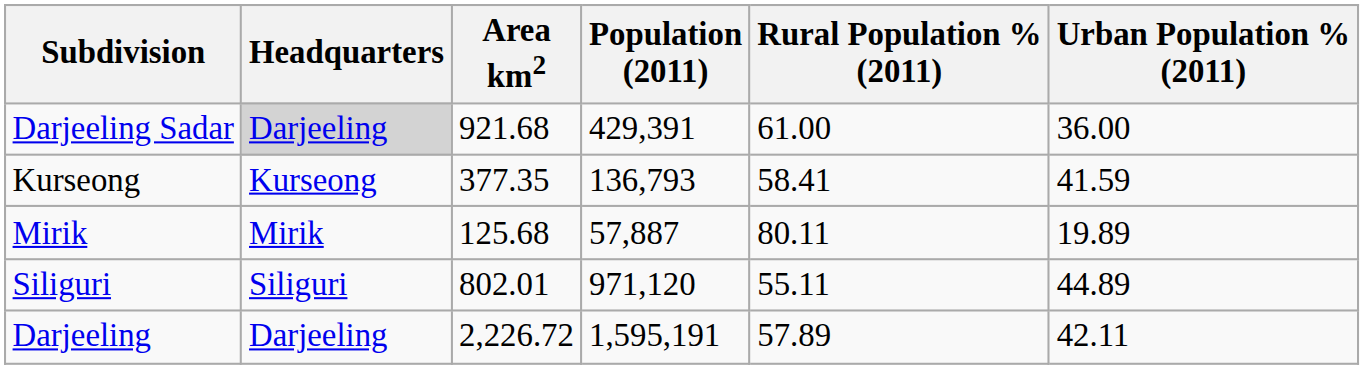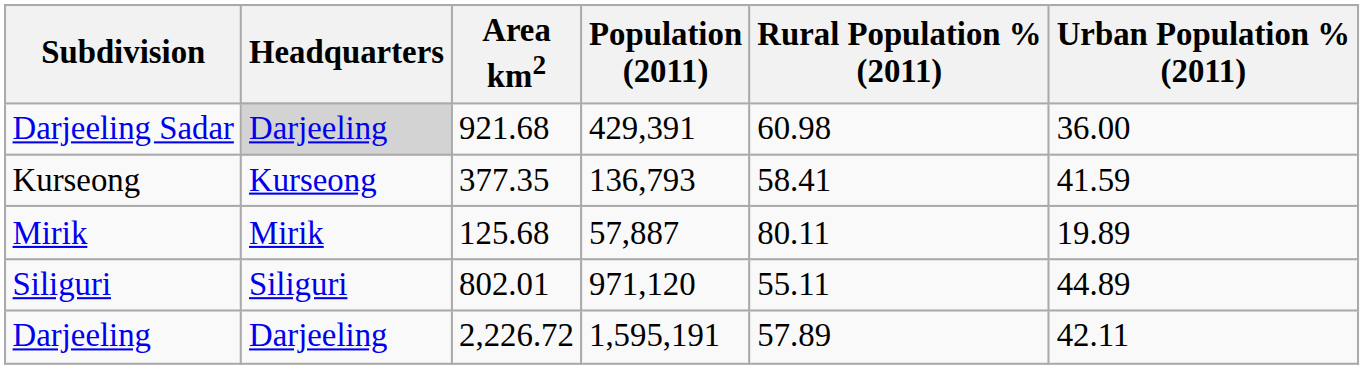(794, 128) 61.00 -> (794, 128) 60.98
